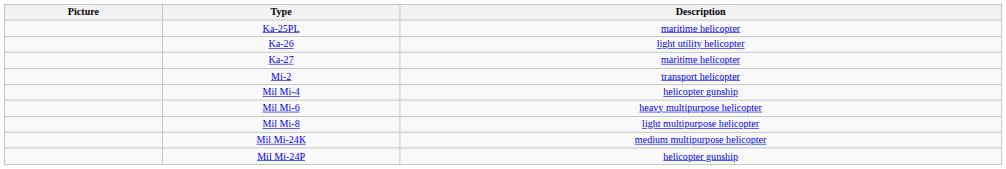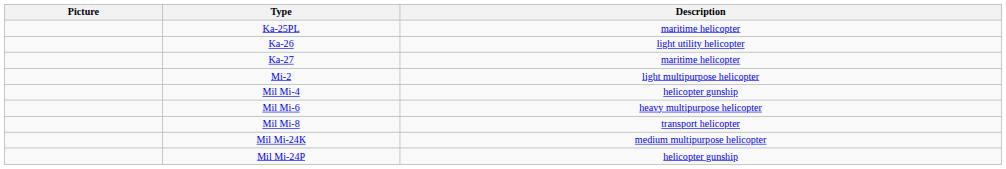(701, 76) transport helicopter -> (701, 76) light multipurpose helicopter
(701, 124) light multipurpose helicopter -> (701, 124) transport helicopter
